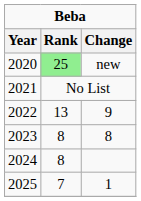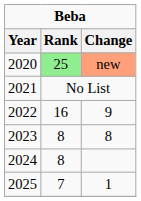(108, 64) no background -> (108, 64) lightsalmon background
(61, 112) 13 -> (61, 112) 16
